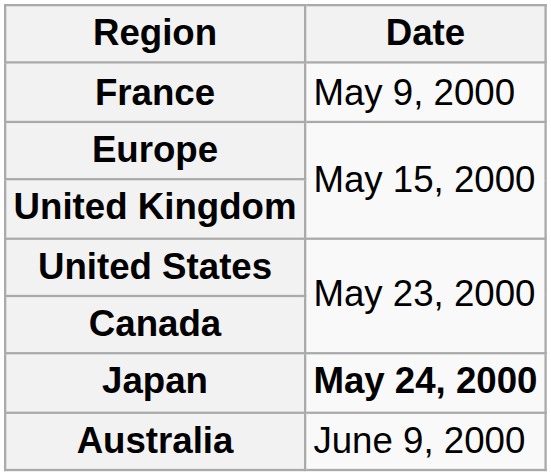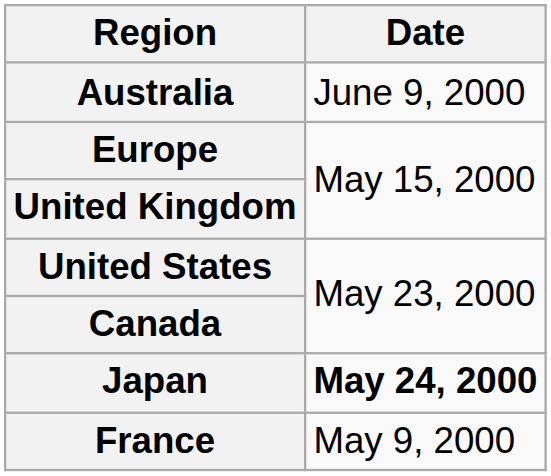rows swapped: (155, 91) <-> (155, 440)
